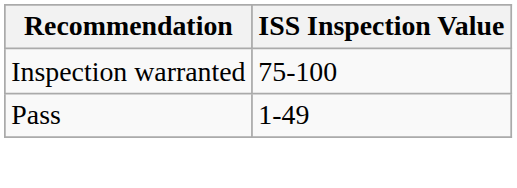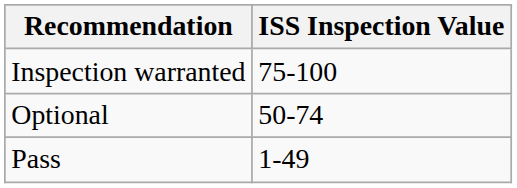+ row: (60, 114)
